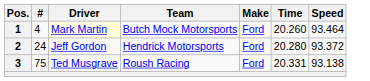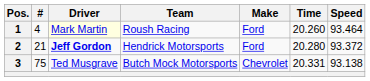(180, 30) Butch Mock Motorsports -> (156, 30) Roush Racing
(40, 47) 24 -> (40, 47) 21
(79, 47) normal -> (81, 47) bold
(156, 63) Roush Racing -> (180, 63) Butch Mock Motorsports
(253, 63) Ford -> (265, 63) Chevrolet
